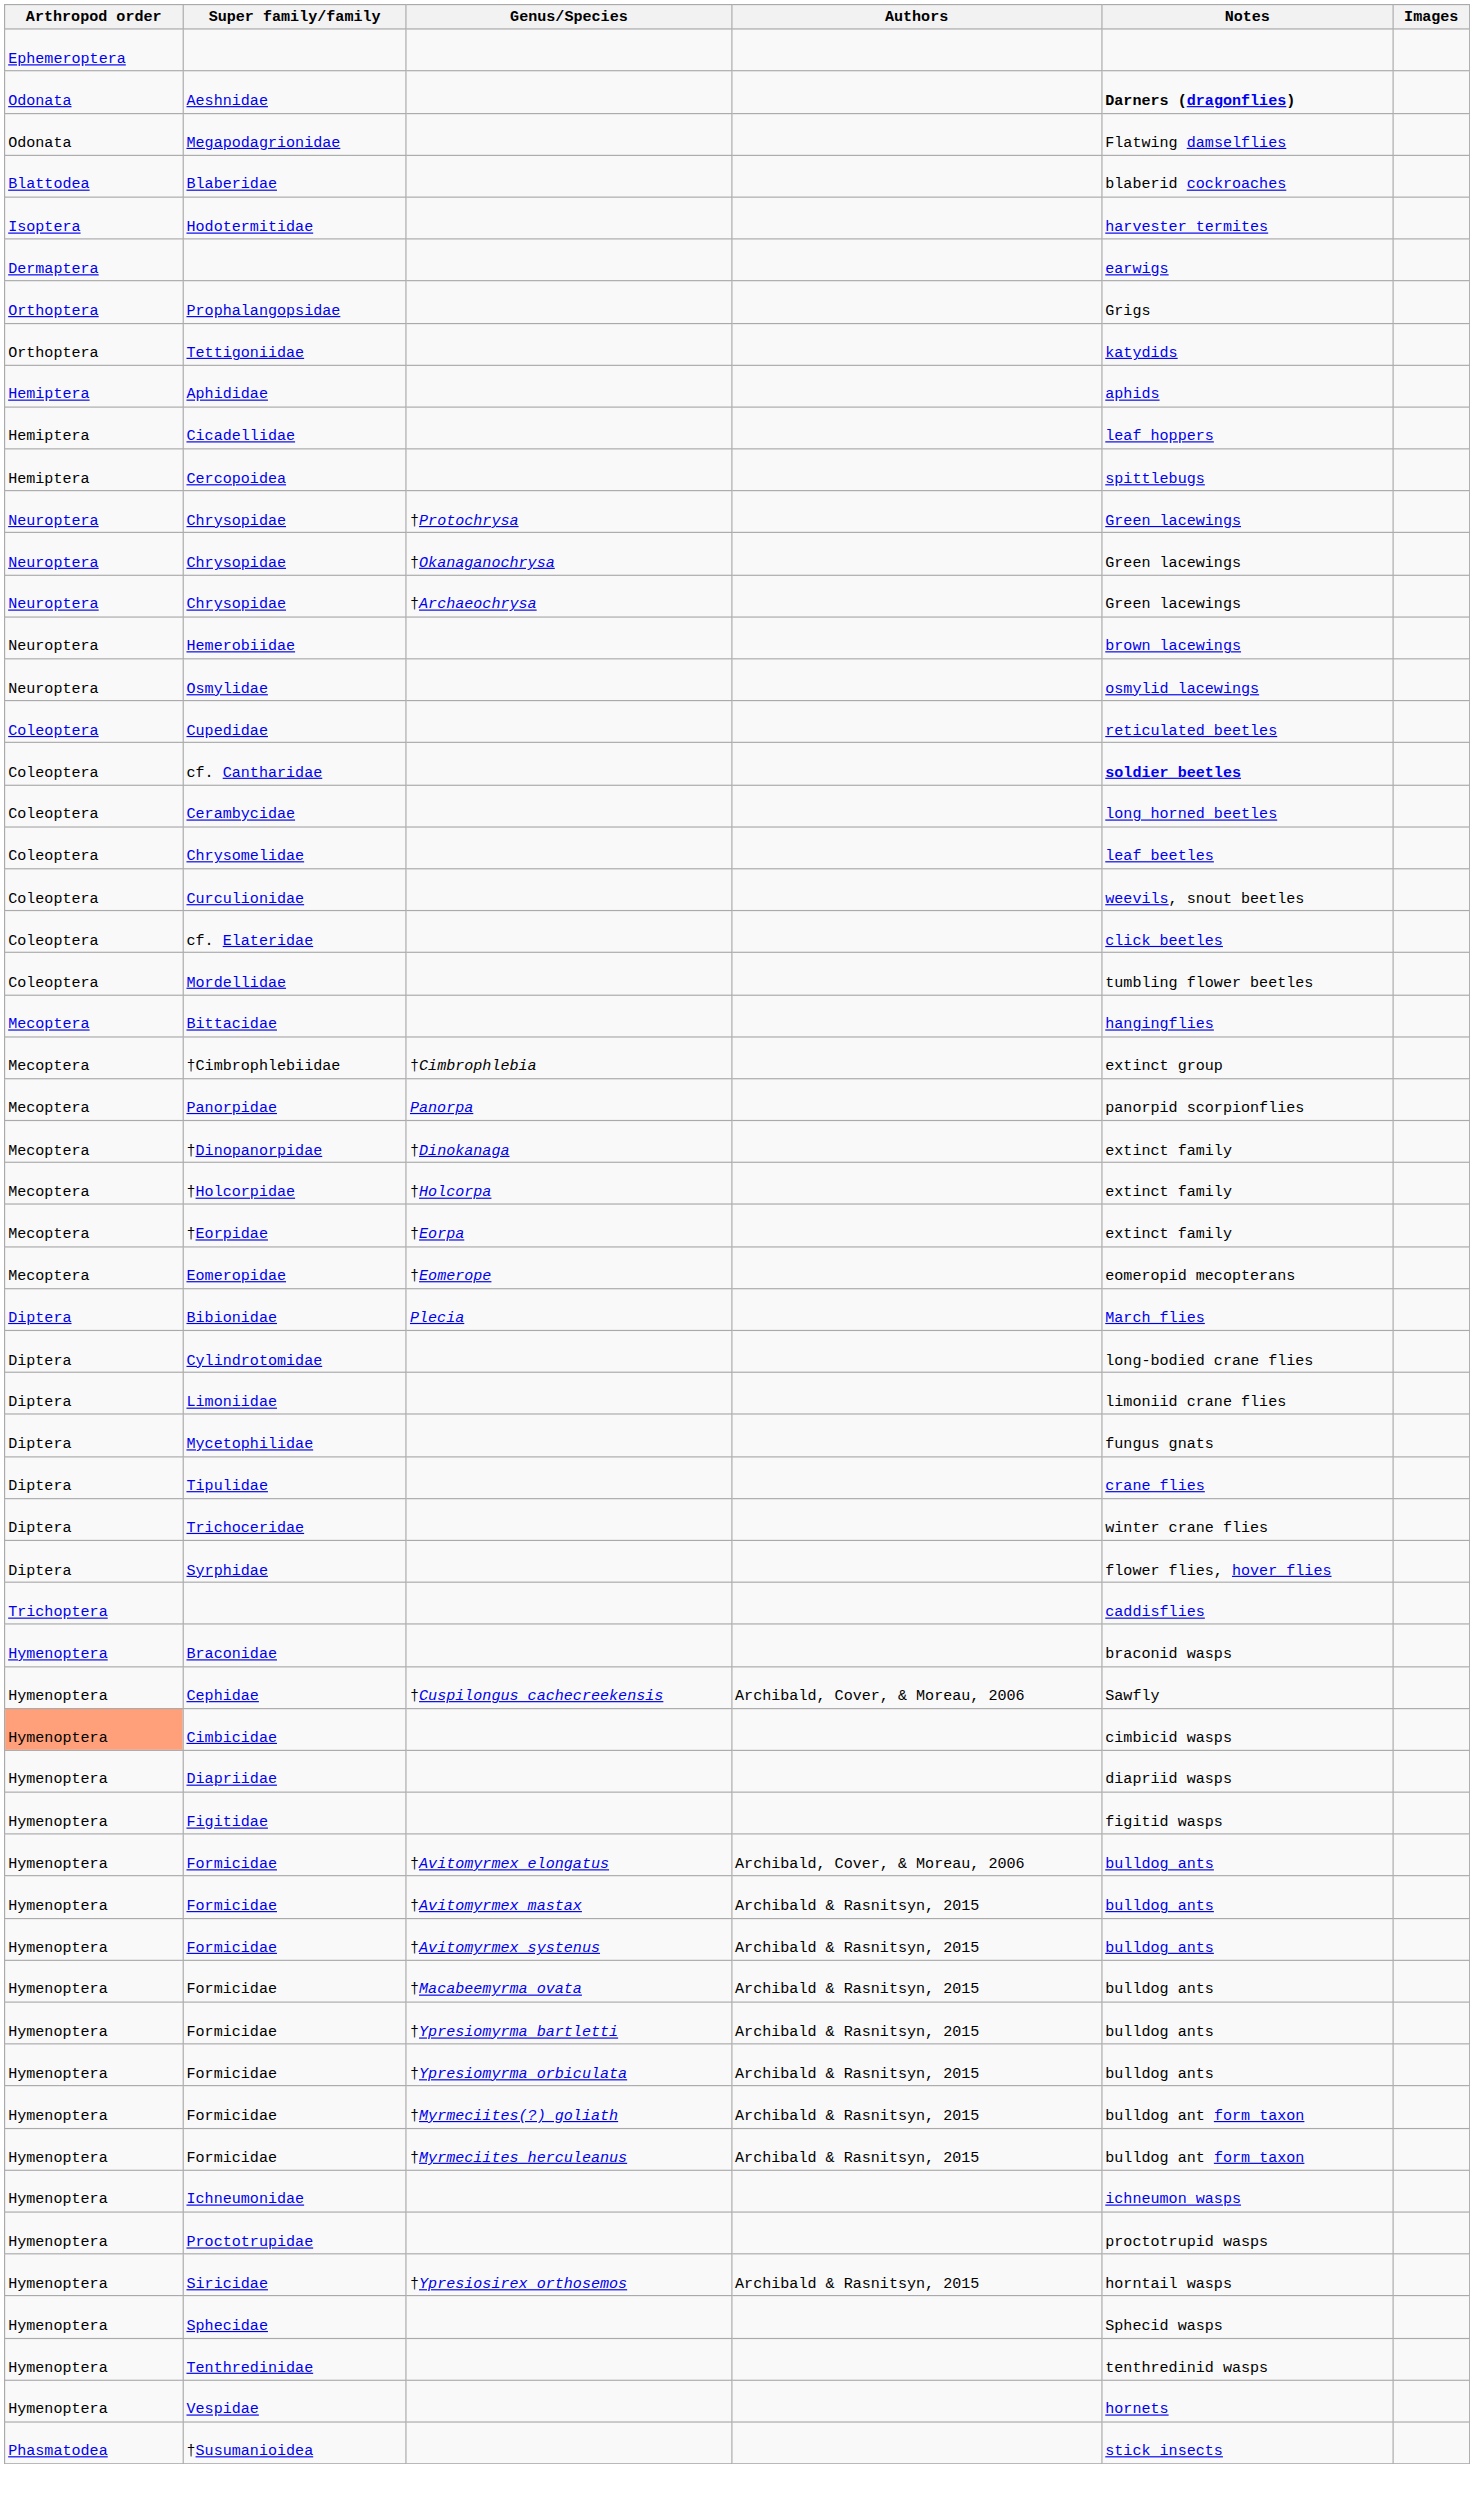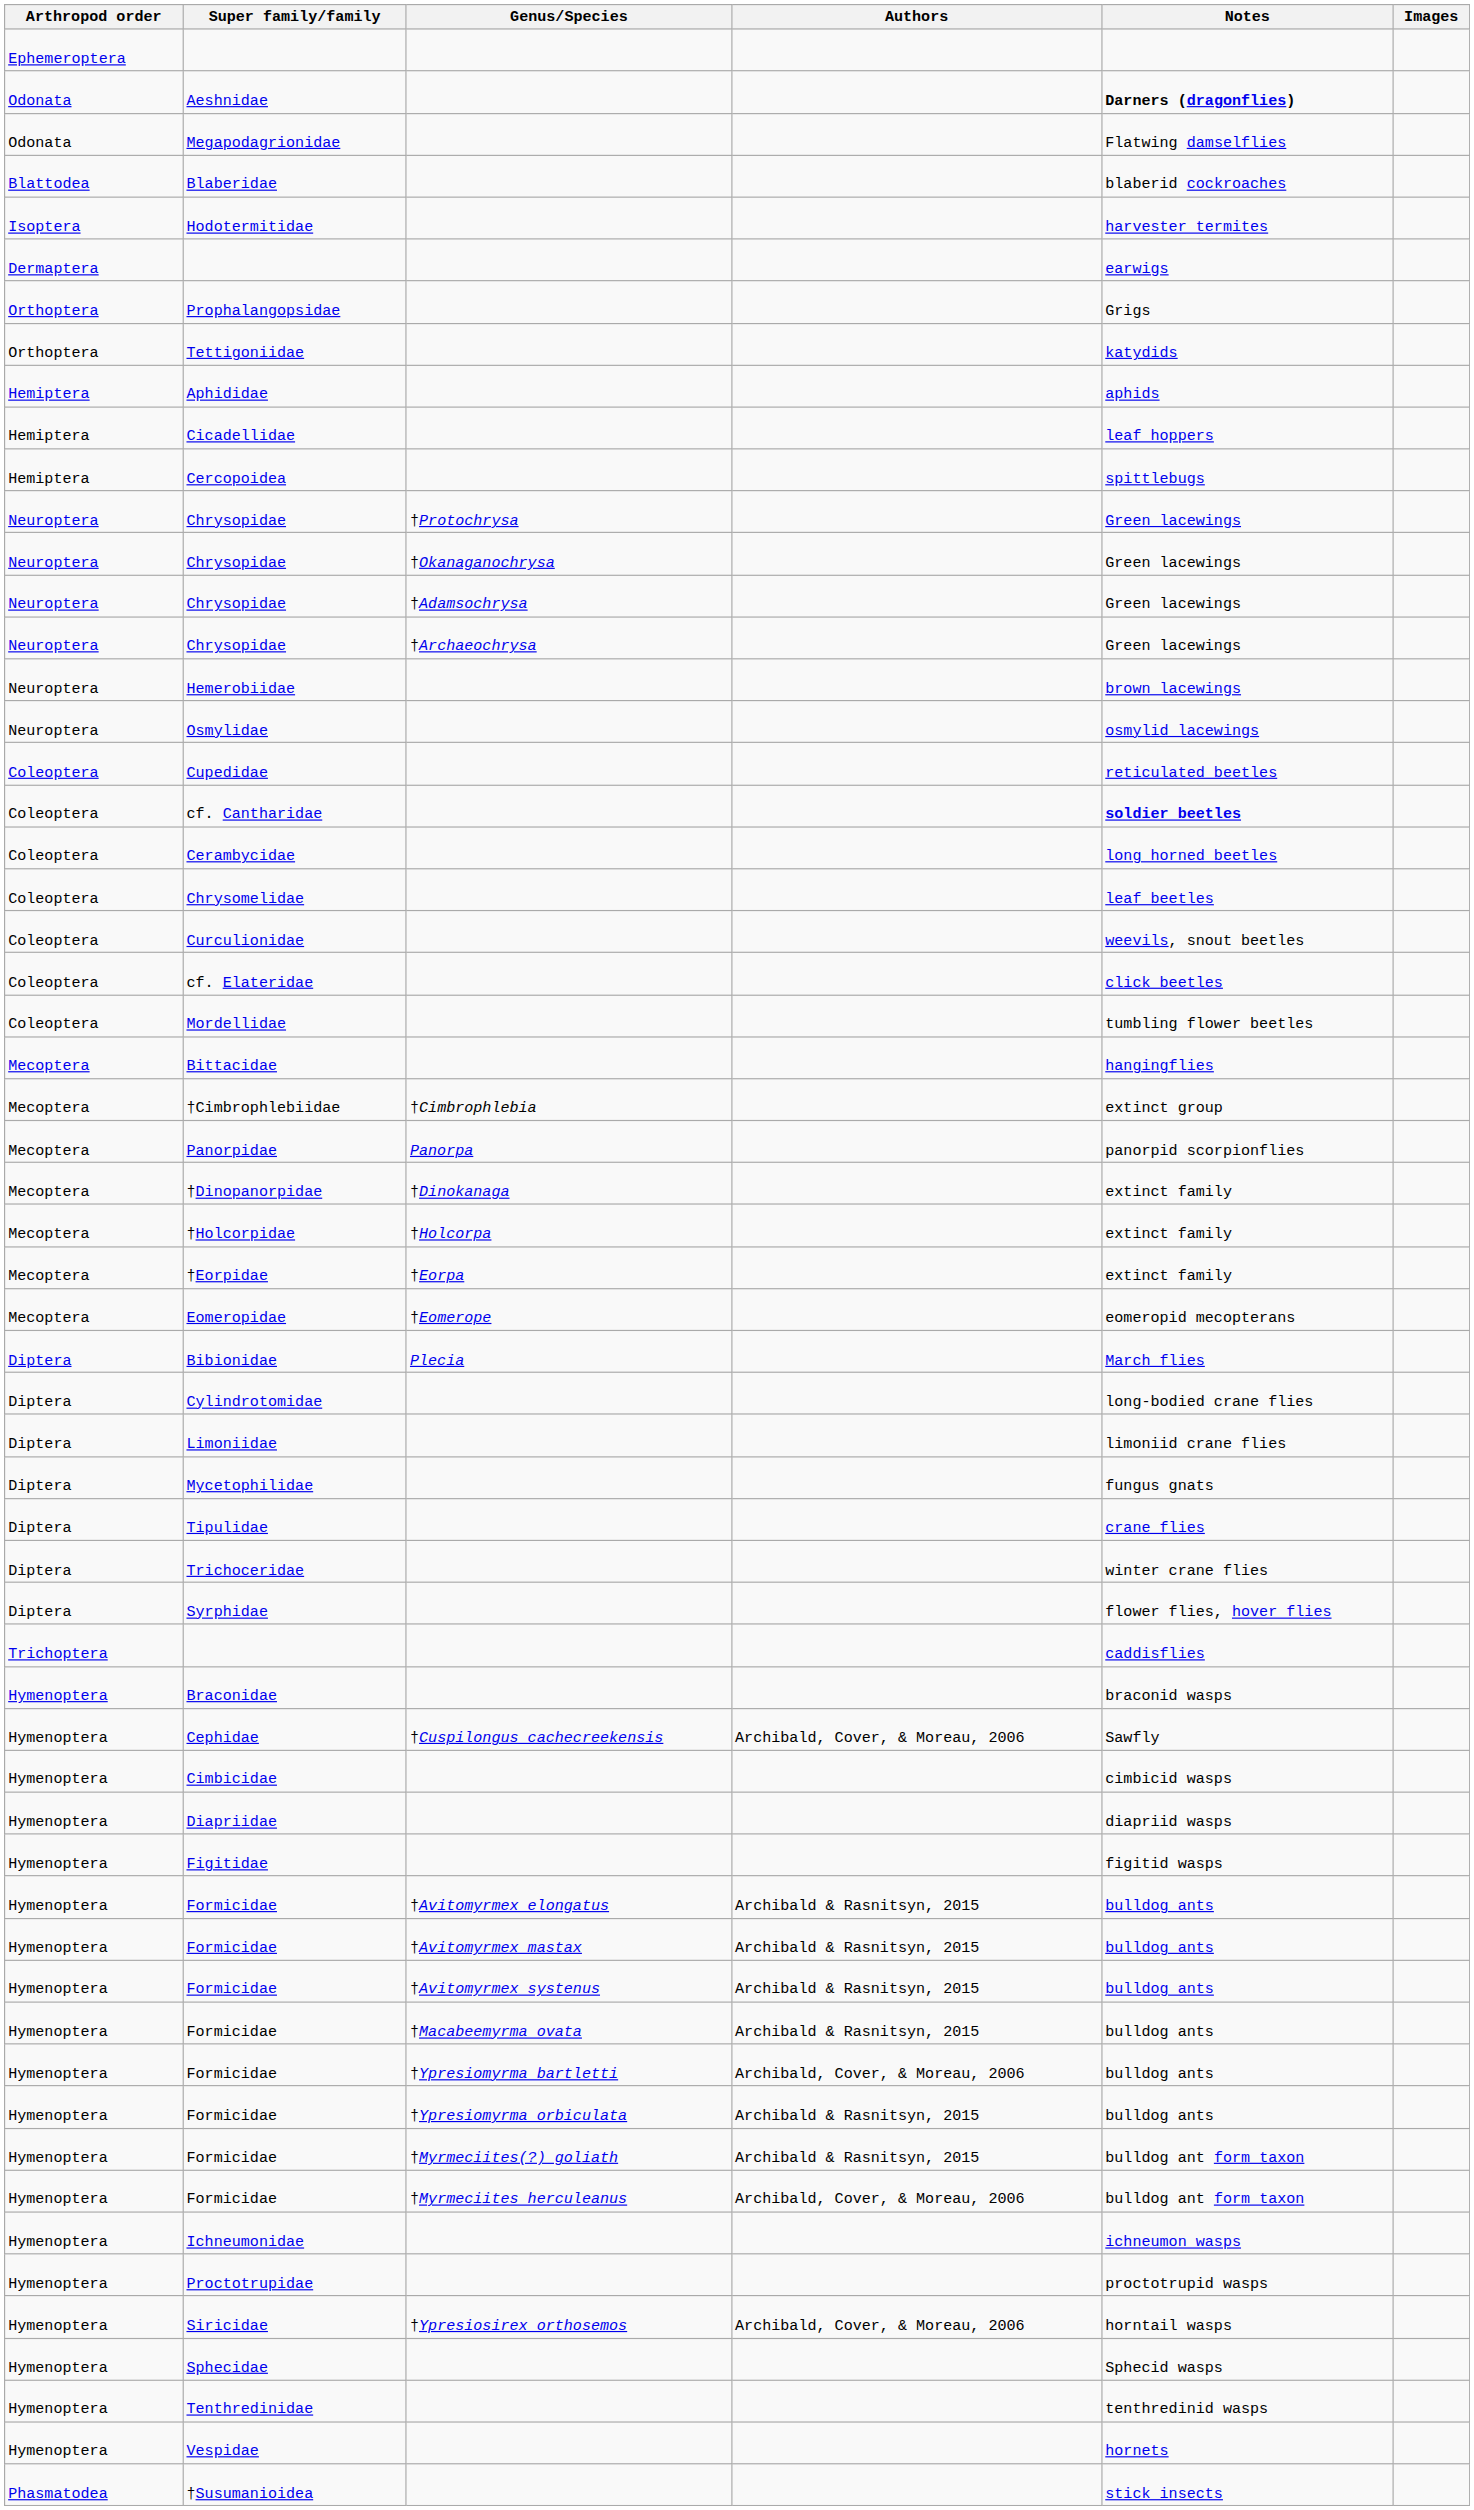+ row: (236, 605)
(58, 1738) lightsalmon background -> (58, 1780) no background
(880, 1864) Archibald, Cover, & Moreau, 2006 -> (857, 1906) Archibald & Rasnitsyn, 2015
(857, 2032) Archibald & Rasnitsyn, 2015 -> (880, 2074) Archibald, Cover, & Moreau, 2006
(857, 2158) Archibald & Rasnitsyn, 2015 -> (880, 2200) Archibald, Cover, & Moreau, 2006
(857, 2284) Archibald & Rasnitsyn, 2015 -> (880, 2326) Archibald, Cover, & Moreau, 2006
